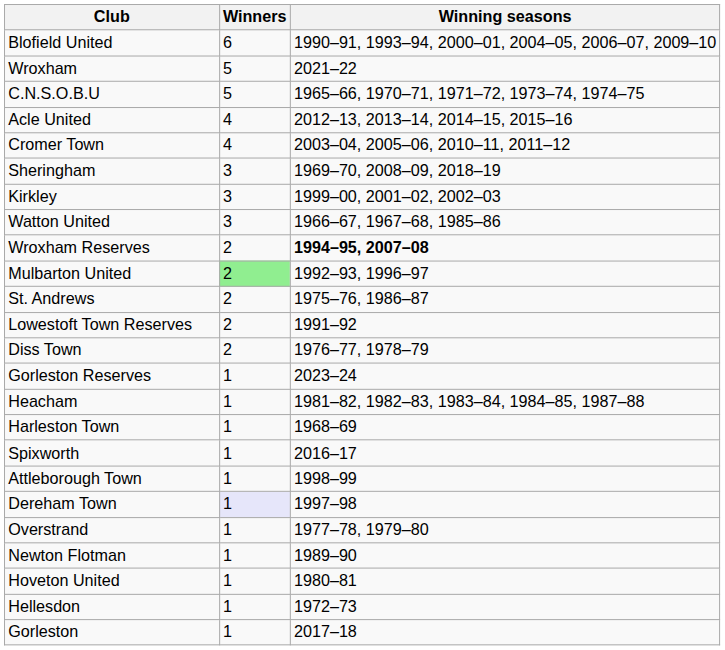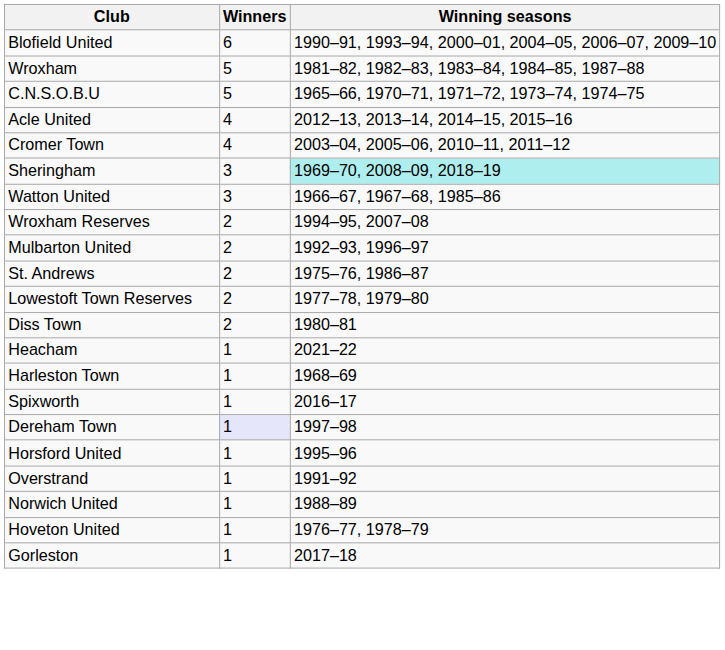(325, 68) 2021–22 -> (469, 68) 1981–82, 1982–83, 1983–84, 1984–85, 1987–88
(397, 171) no background -> (397, 171) paleturquoise background
- row: (32, 196)
(361, 247) bold -> (361, 222) normal
(227, 273) lightgreen background -> (227, 247) no background
(325, 324) 1991–92 -> (361, 299) 1977–78, 1979–80
(361, 350) 1976–77, 1978–79 -> (325, 324) 1980–81
- row: (80, 376)
(469, 401) 1981–82, 1982–83, 1983–84, 1984–85, 1987–88 -> (325, 350) 2021–22
- row: (75, 478)
+ row: (65, 453)
(361, 529) 1977–78, 1979–80 -> (325, 478) 1991–92
- row: (67, 555)
+ row: (63, 504)
(325, 581) 1980–81 -> (361, 529) 1976–77, 1978–79
- row: (44, 606)
